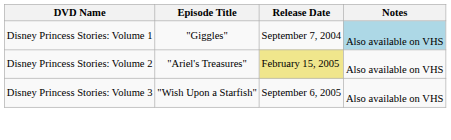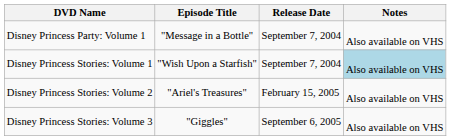+ row: (76, 35)
(207, 35) "Giggles" -> (207, 64) "Wish Upon a Starfish"
(300, 64) khaki background -> (300, 92) no background
(207, 92) "Wish Upon a Starfish" -> (207, 121) "Giggles"
